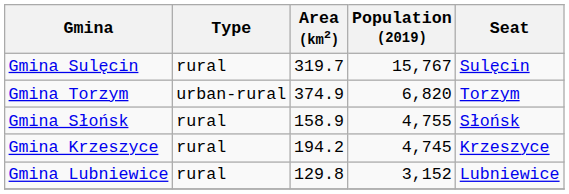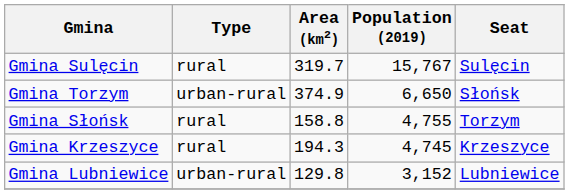(427, 94) 6,820 -> (427, 94) 6,650
(490, 94) Torzym -> (490, 94) Słońsk
(319, 121) 158.9 -> (319, 121) 158.8
(490, 121) Słońsk -> (490, 121) Torzym
(319, 148) 194.2 -> (319, 148) 194.3
(201, 175) rural -> (231, 175) urban-rural
